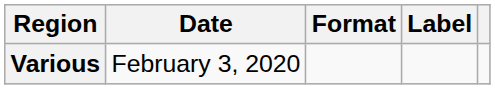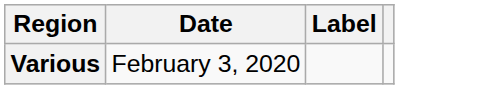- column: (354, 24)
